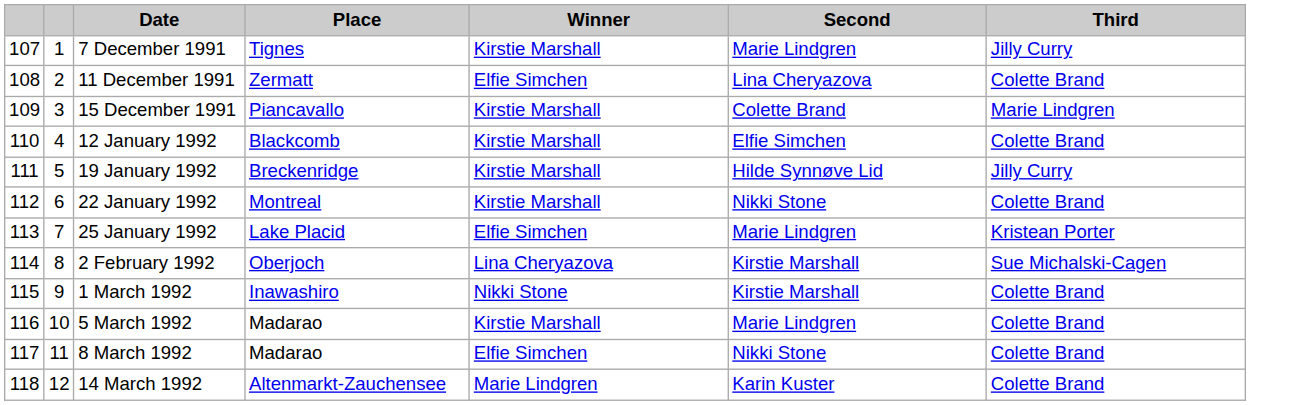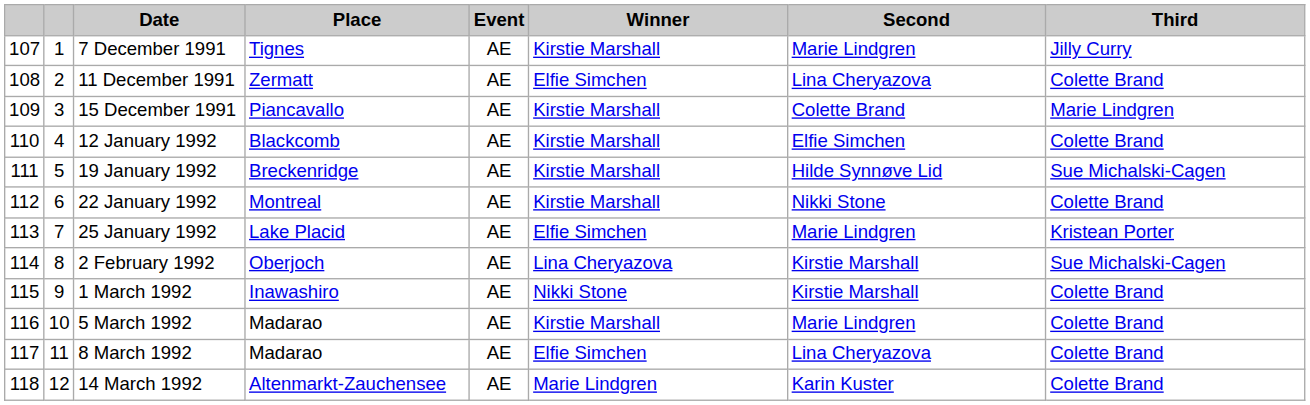+ column: (499, 19)
(1032, 171) Jilly Curry -> (1138, 171) Sue Michalski-Cagen
(779, 353) Nikki Stone -> (861, 353) Lina Cheryazova
